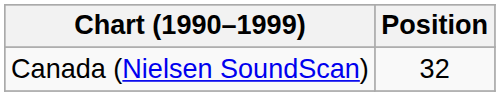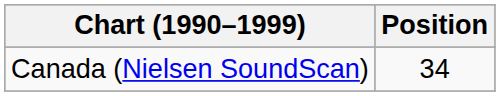(435, 68) 32 -> (435, 68) 34
